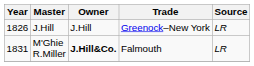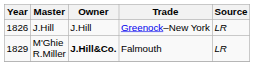(17, 48) 1831 -> (17, 48) 1829
